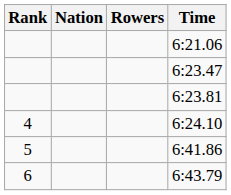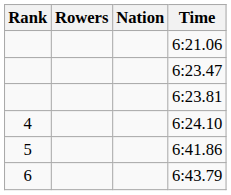columns swapped: (137, 17) <-> (79, 17)
